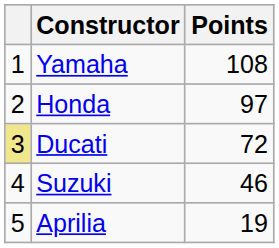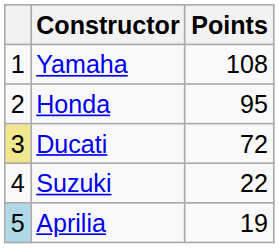(254, 104) 97 -> (254, 104) 95
(254, 184) 46 -> (254, 184) 22
(18, 223) no background -> (18, 223) lightblue background
